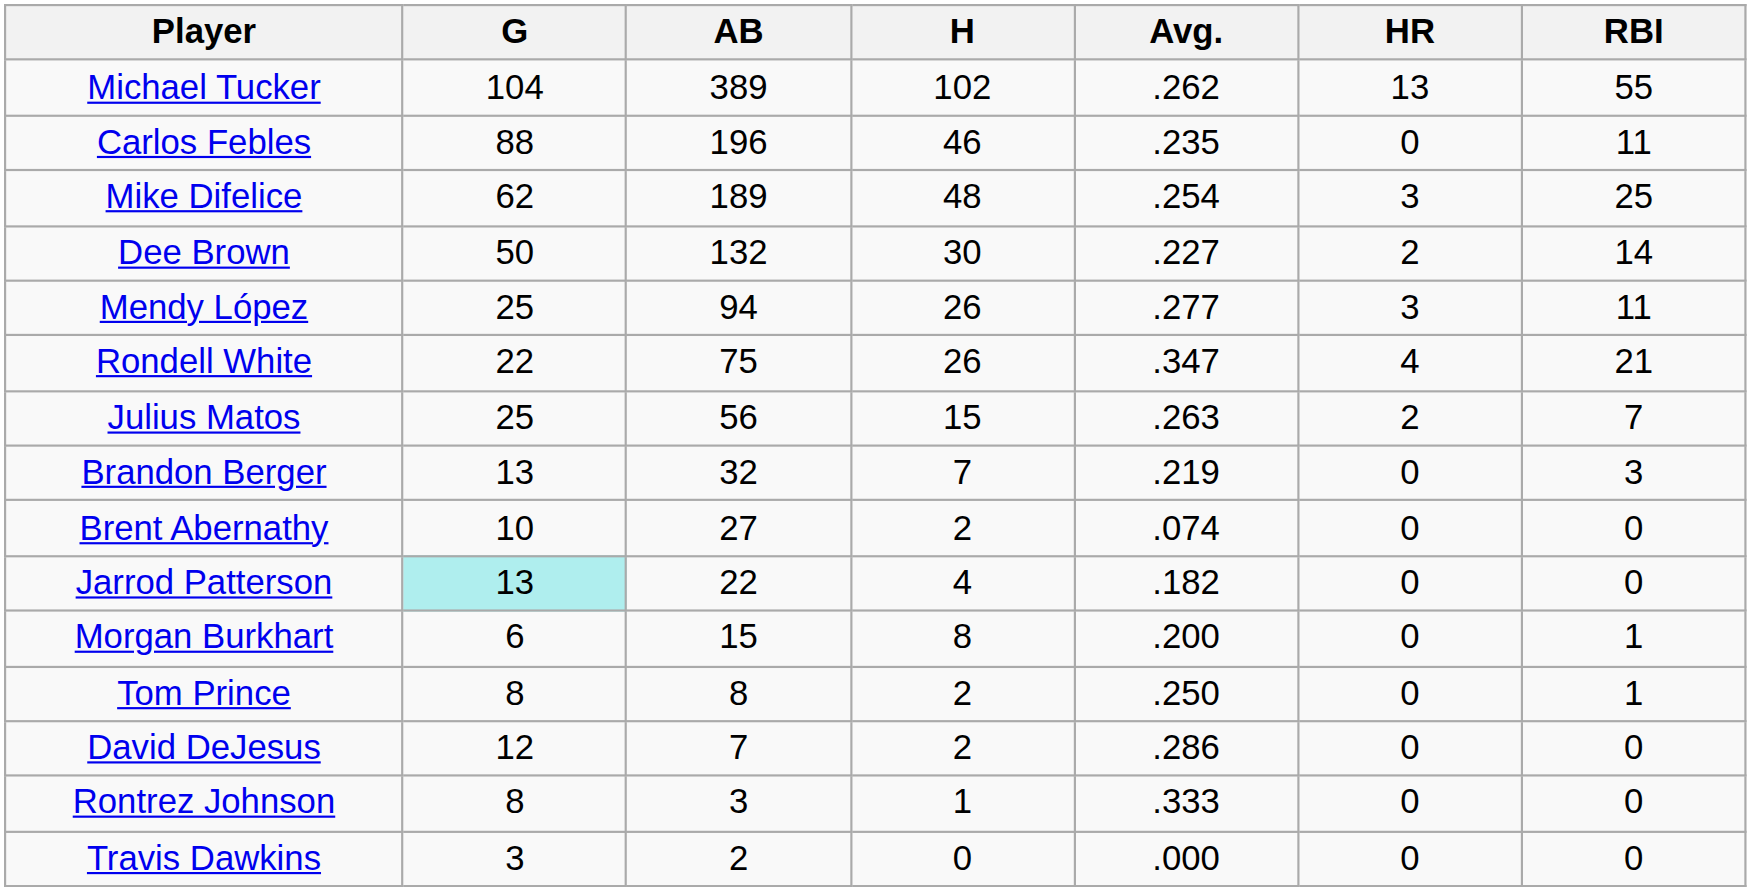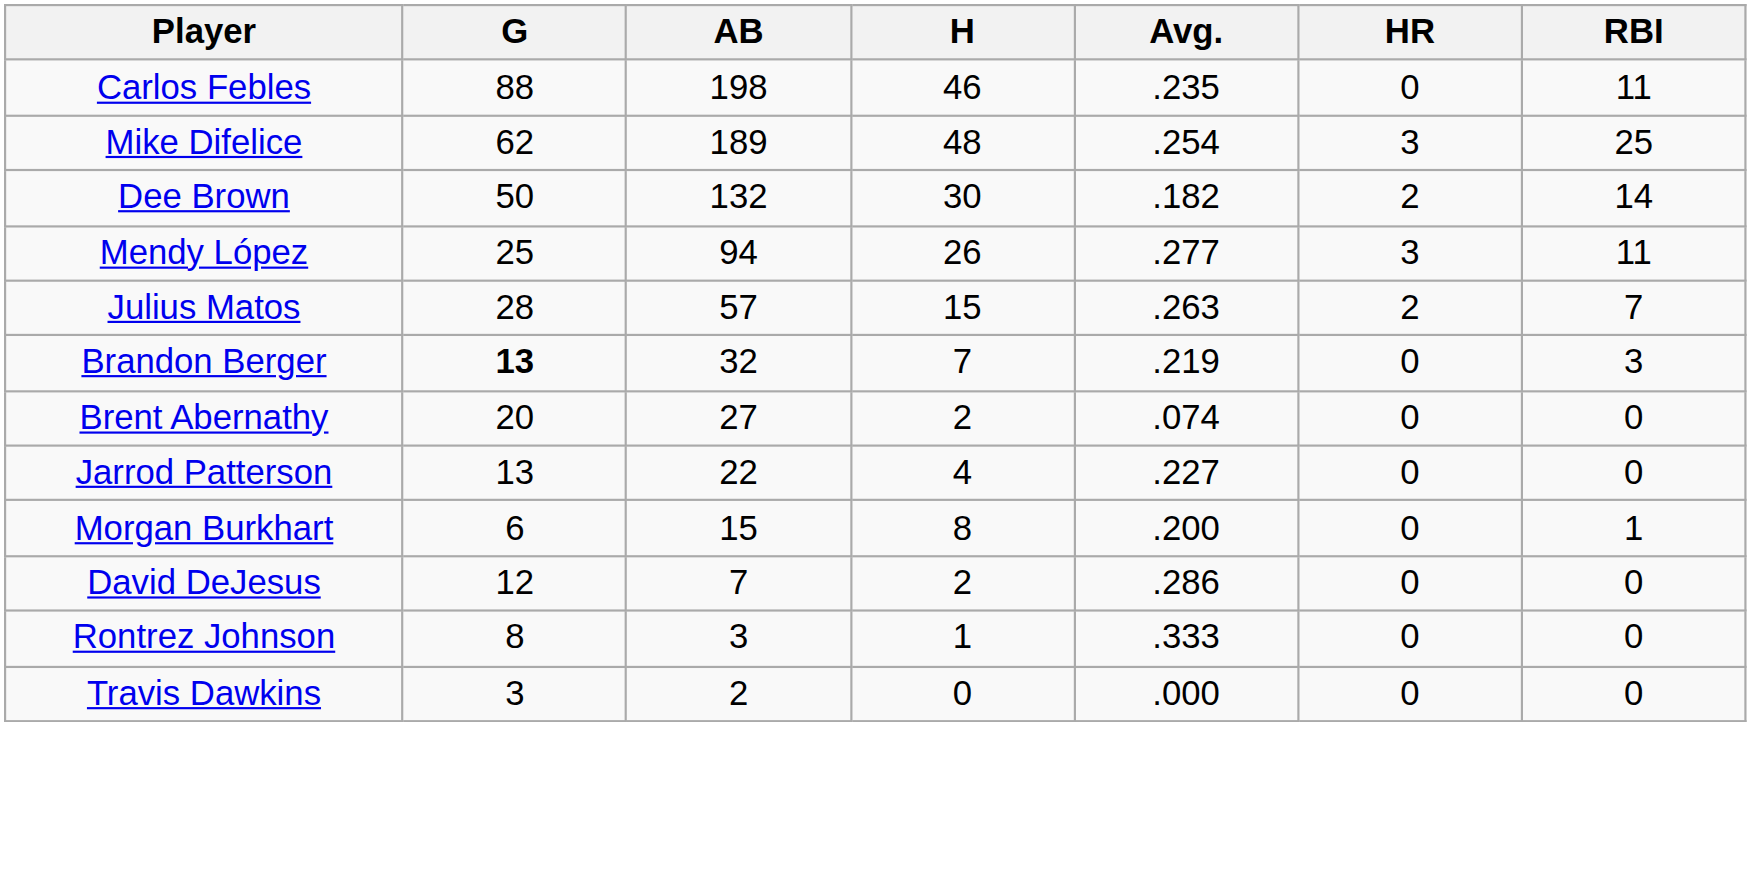- row: (204, 87)
(739, 142) 196 -> (739, 87) 198
(1186, 252) .227 -> (1186, 197) .182
- row: (204, 362)
(515, 417) 25 -> (515, 307) 28
(739, 417) 56 -> (739, 307) 57
(515, 472) normal -> (515, 362) bold
(515, 527) 10 -> (515, 417) 20
(515, 582) paleturquoise background -> (515, 472) no background
(1186, 582) .182 -> (1186, 472) .227
- row: (204, 692)
